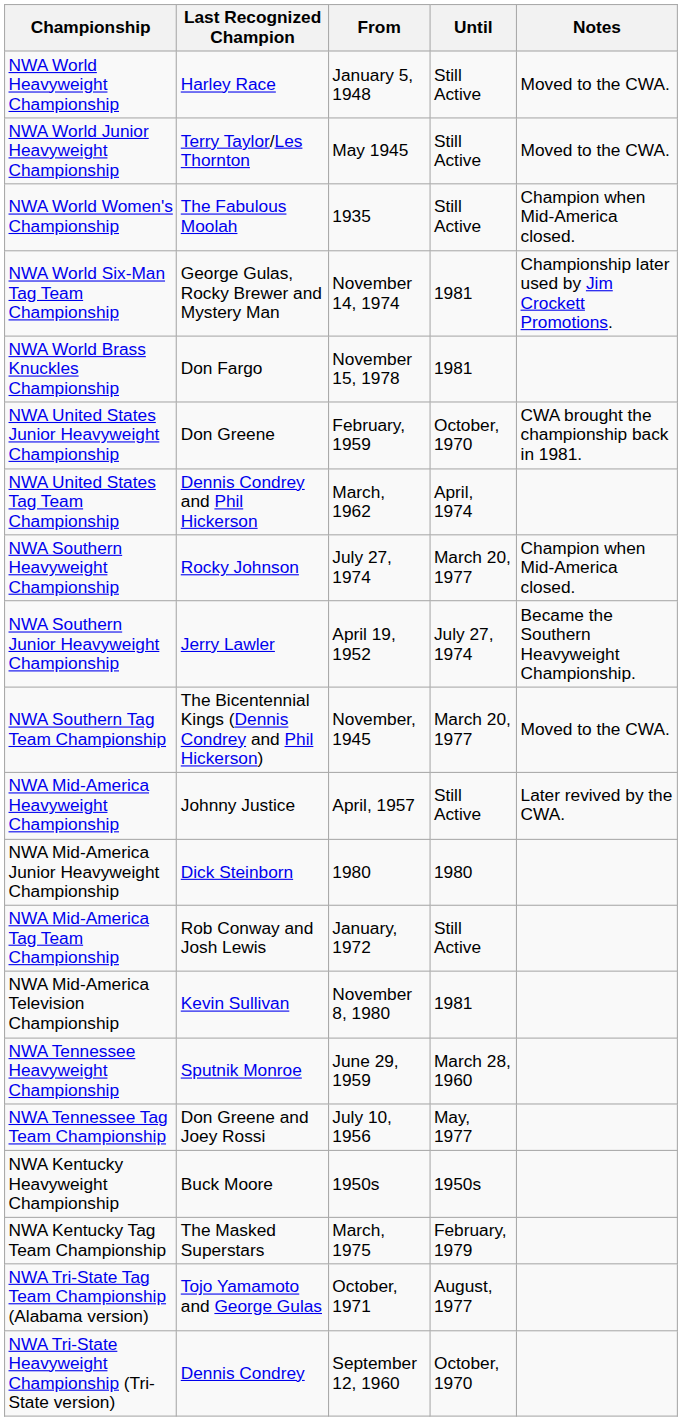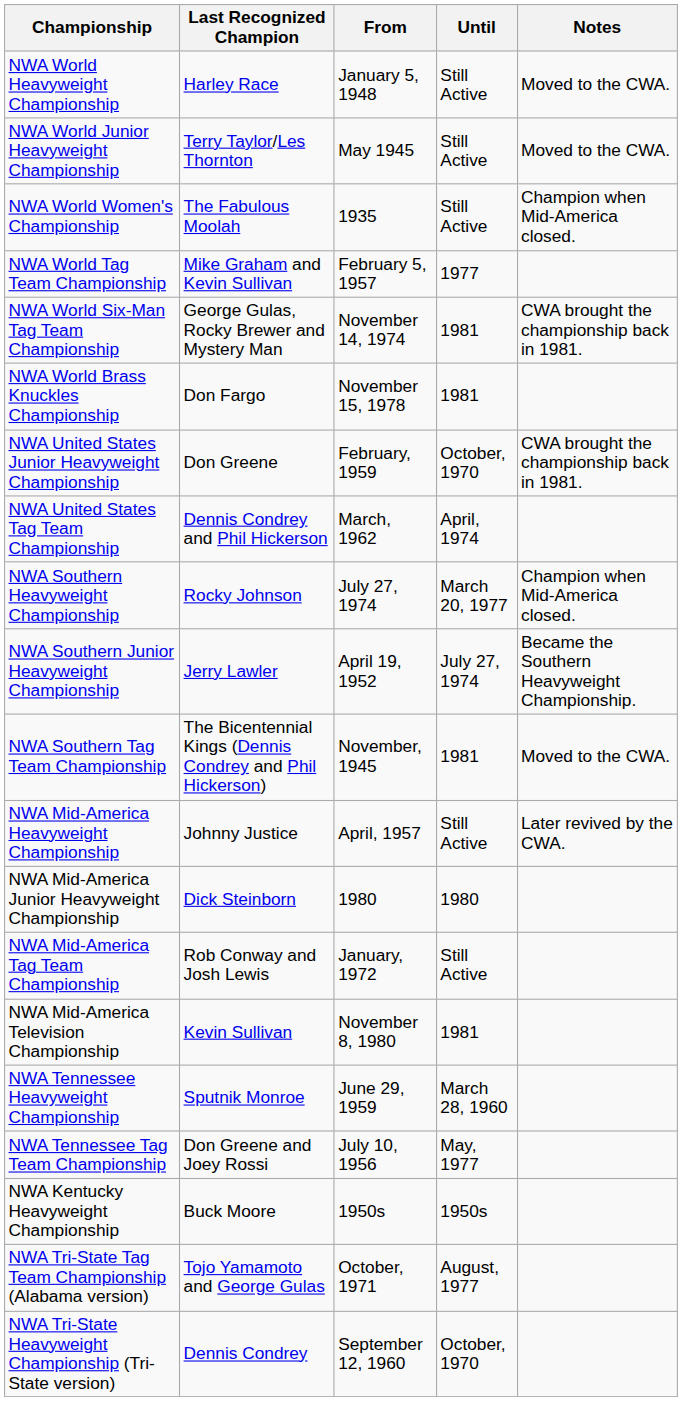+ row: (87, 273)
(595, 293) Championship later used by Jim Crockett Promotions. -> (595, 330) CWA brought the championship back in 1981.
(472, 729) March 20, 1977 -> (460, 757) 1981
- row: (87, 1240)
